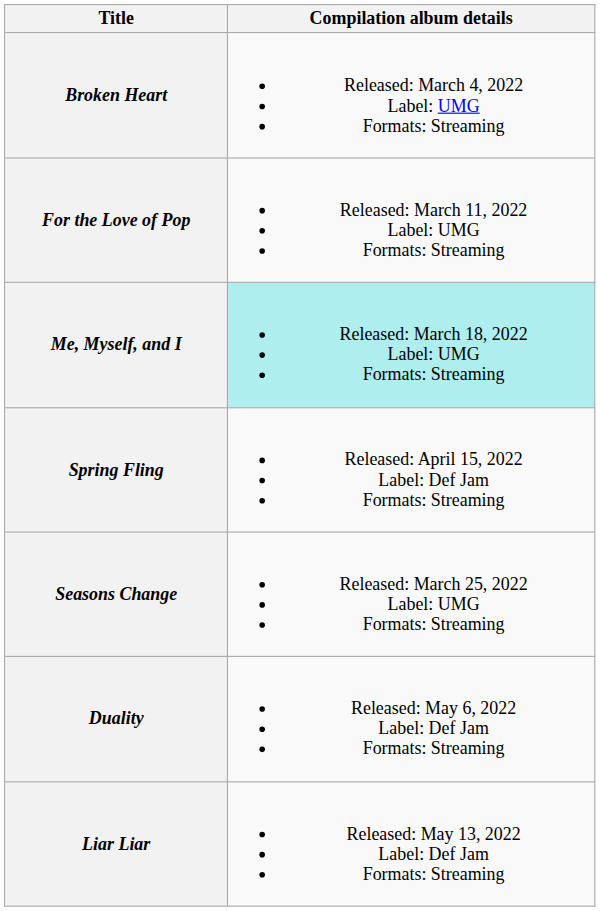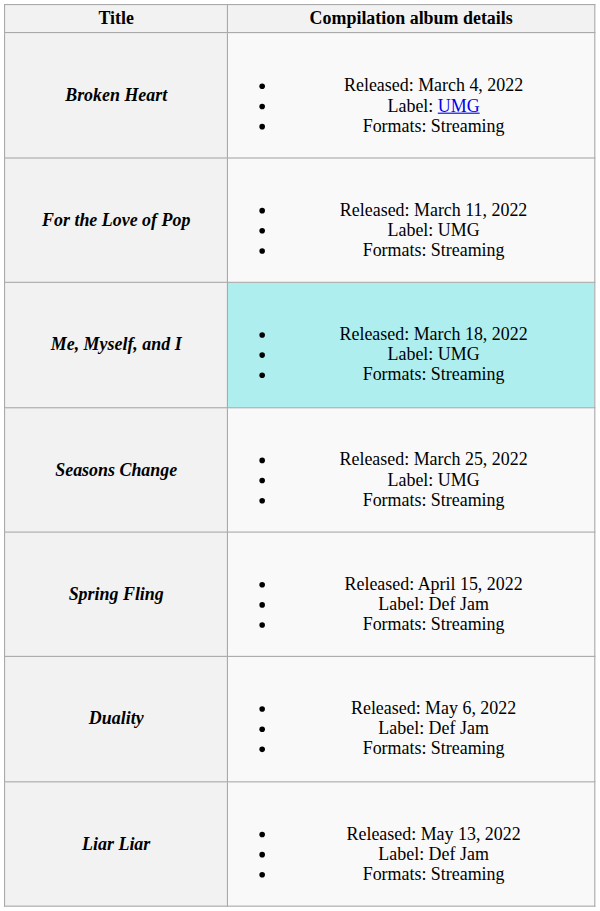rows swapped: (116, 594) <-> (116, 469)
